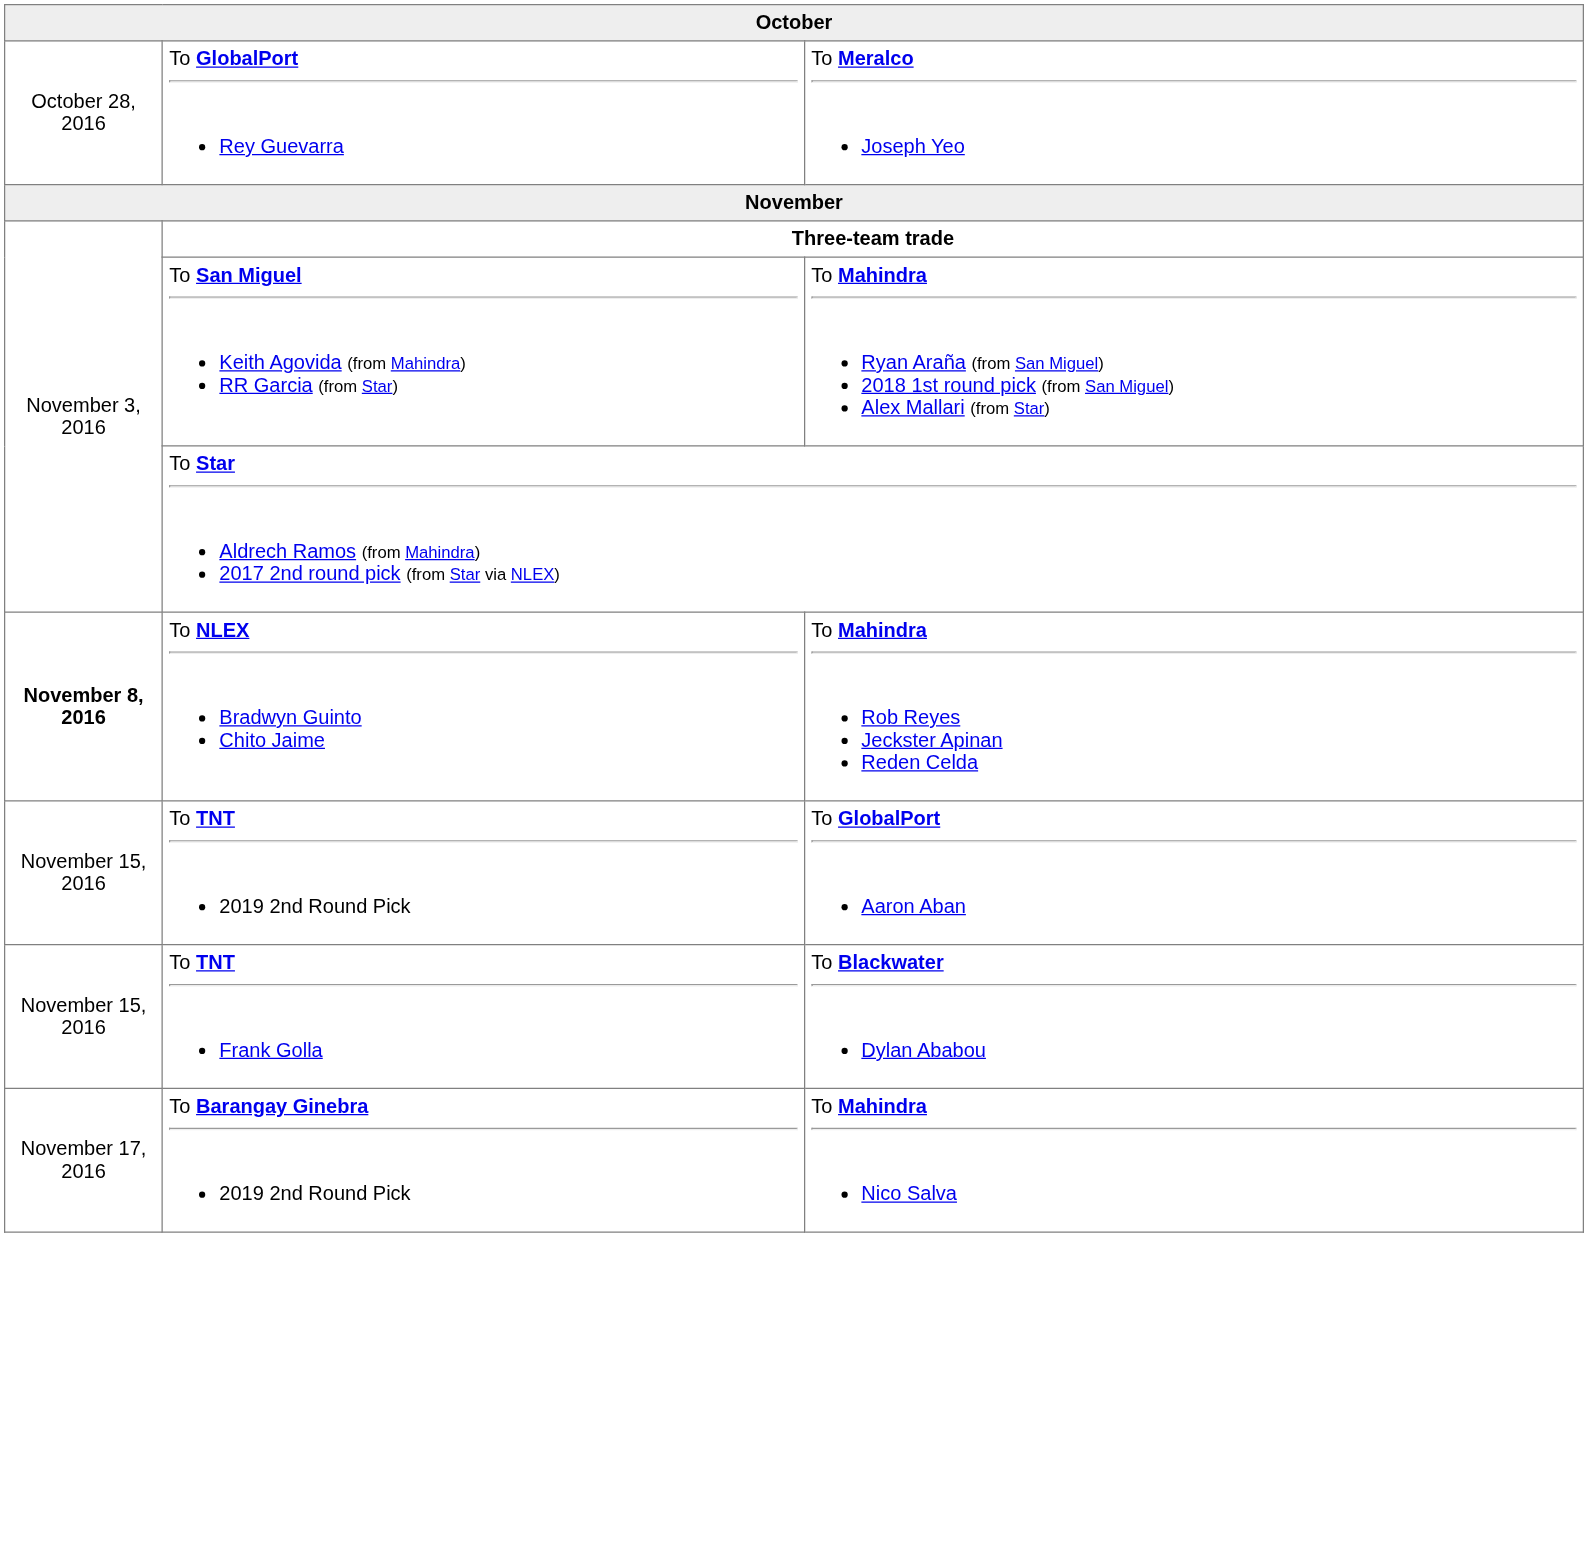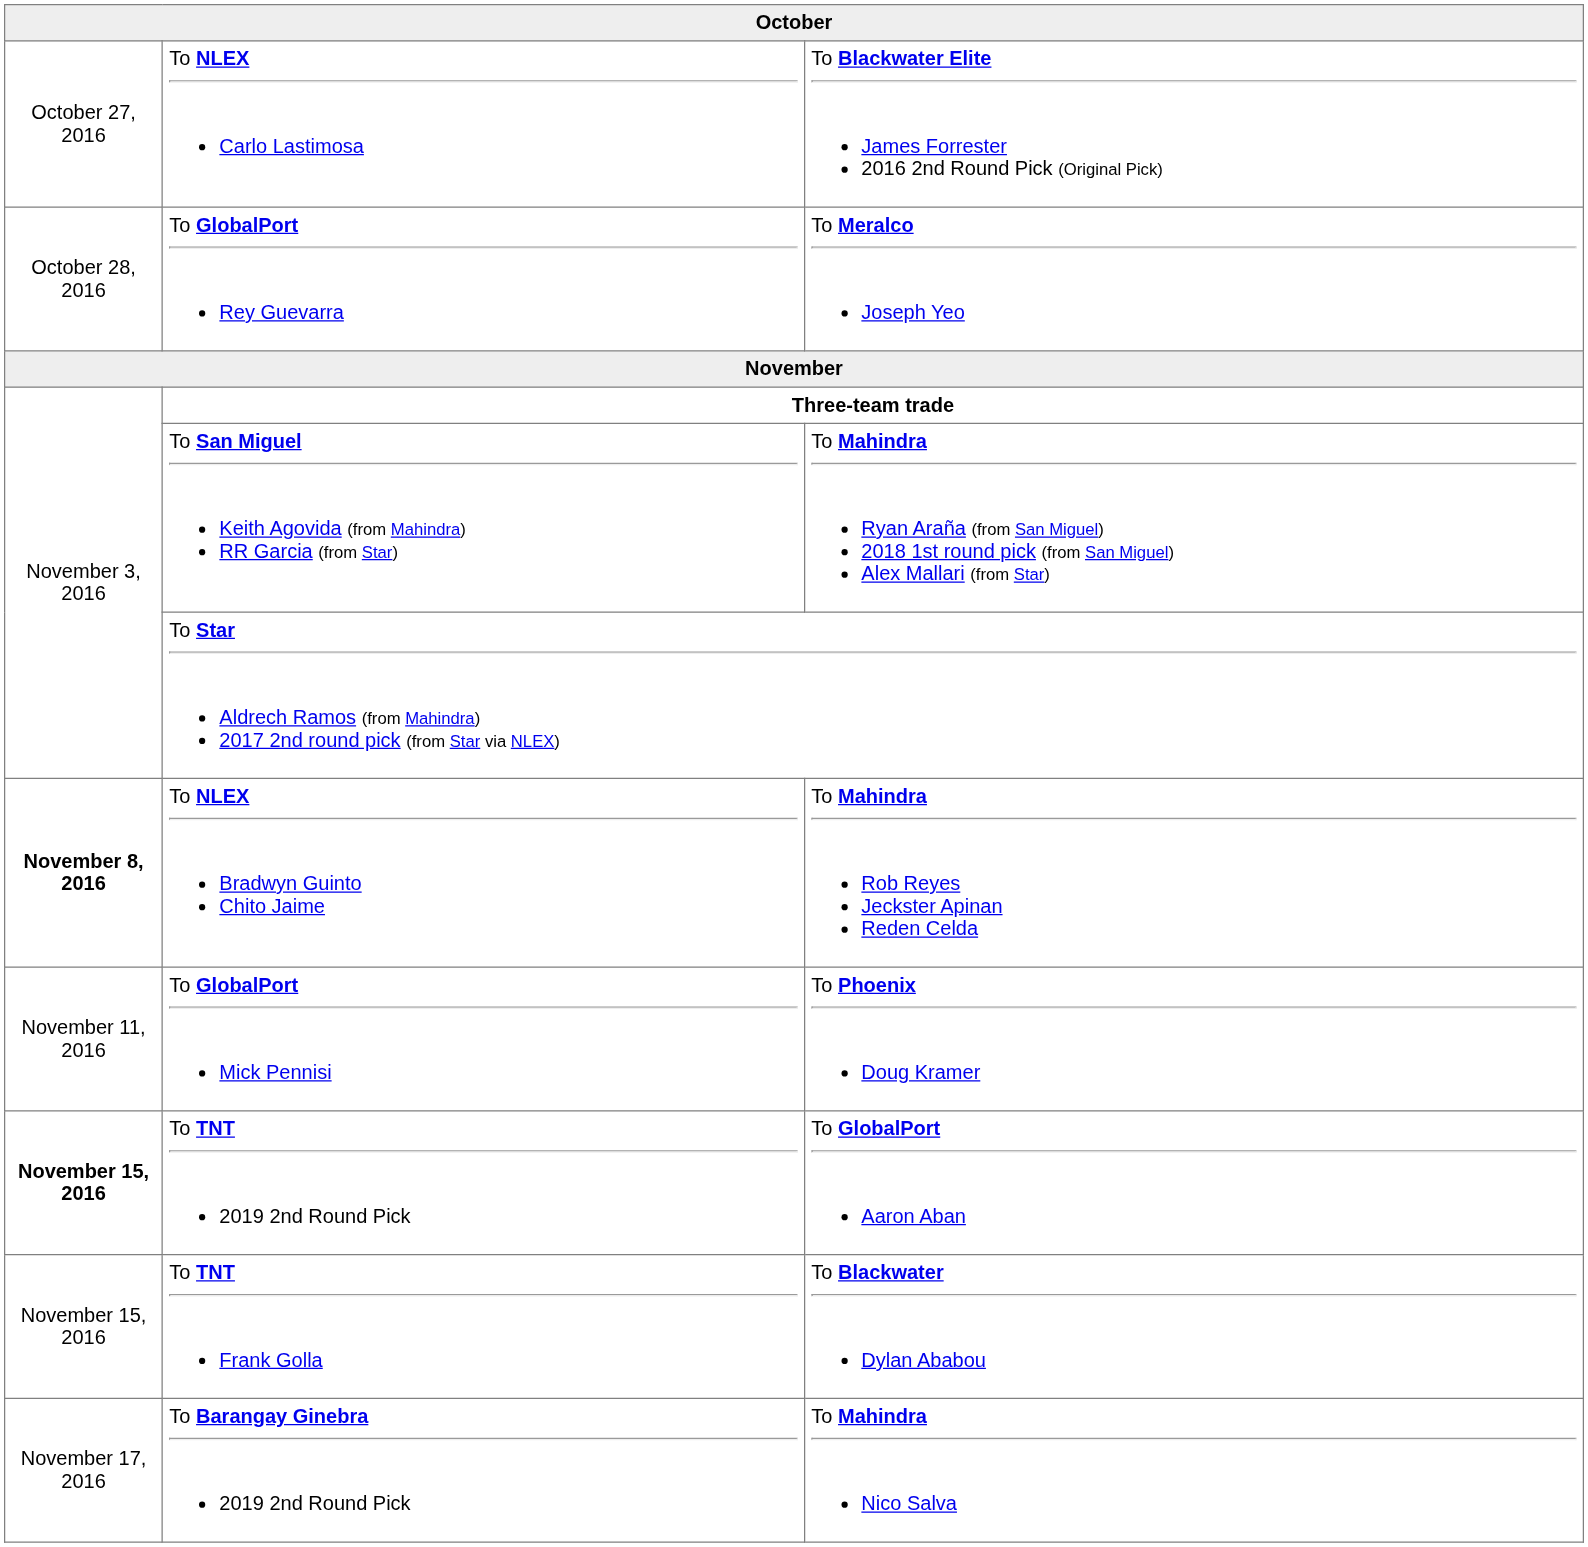+ row: (483, 103)
+ row: (483, 1029)
(84, 872) normal -> (84, 1182) bold
